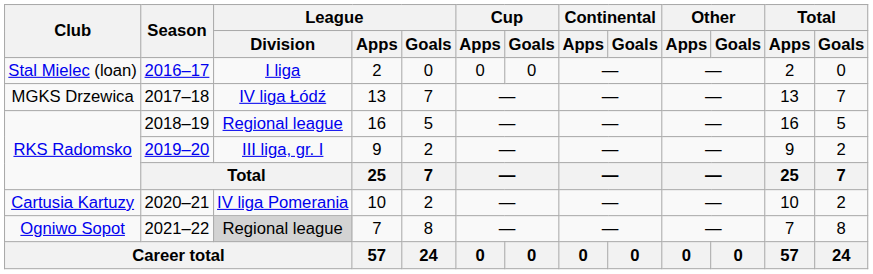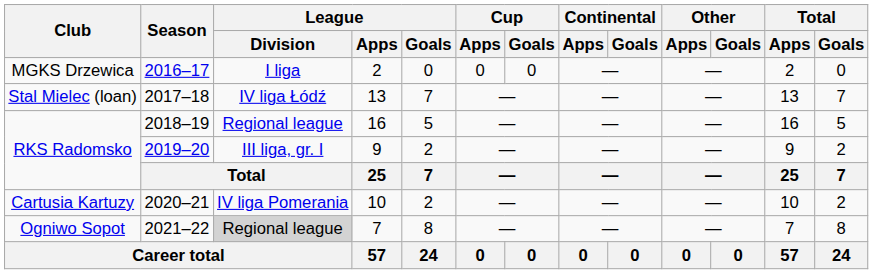(73, 70) Stal Mielec (loan) -> (73, 70) MGKS Drzewica
(73, 96) MGKS Drzewica -> (73, 96) Stal Mielec (loan)
